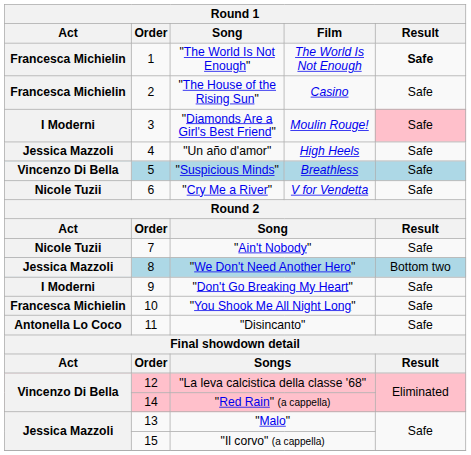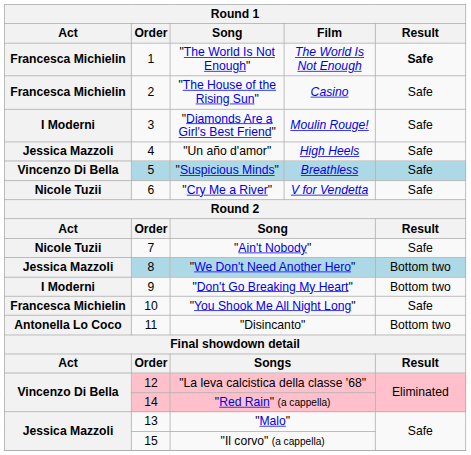(420, 125) pink background -> (420, 125) no background
(420, 286) Safe -> (420, 286) Bottom two
(420, 325) Safe -> (420, 325) Bottom two
